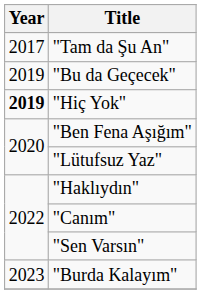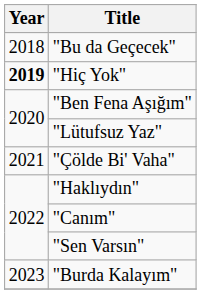- row: (111, 47)
(27, 75) 2019 -> (27, 47) 2018
+ row: (114, 160)
